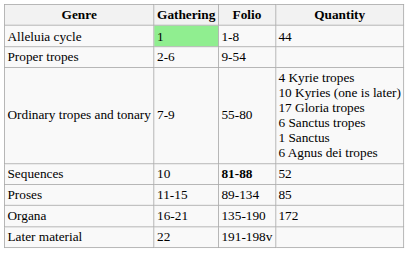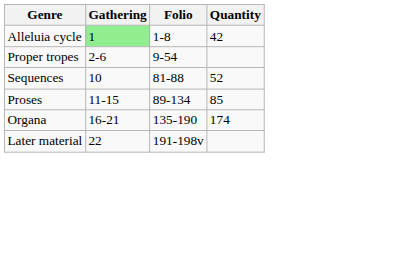(285, 36) 44 -> (217, 36) 42
- row: (79, 115)
(237, 173) bold -> (168, 78) normal
(288, 216) 172 -> (220, 120) 174
